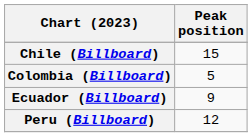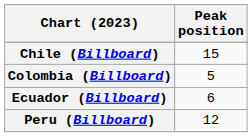(211, 98) 9 -> (211, 98) 6
